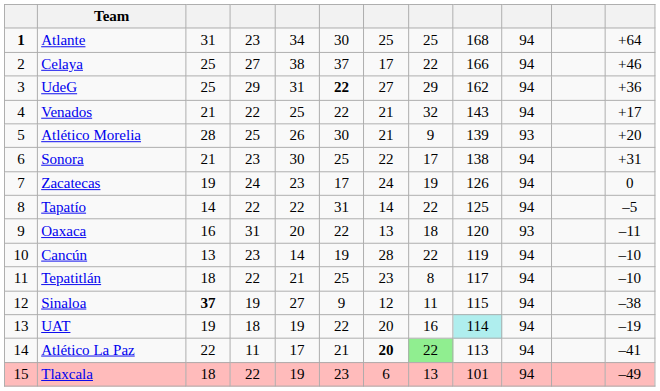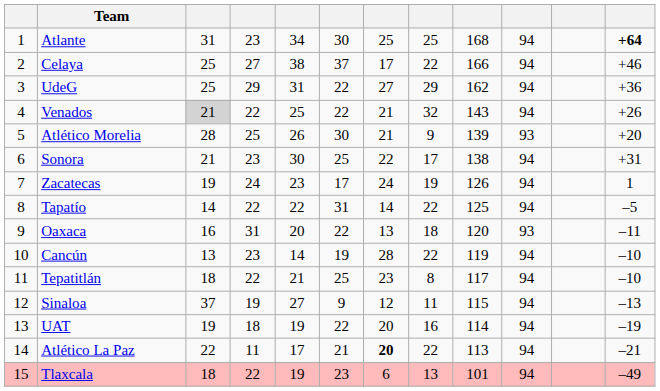(21, 40) bold -> (21, 40) normal
(630, 40) normal -> (630, 40) bold
(342, 87) bold -> (342, 87) normal
(208, 111) no background -> (208, 111) lightgrey background
(630, 111) +17 -> (630, 111) +26
(630, 183) 0 -> (630, 183) 1
(208, 302) bold -> (208, 302) normal
(630, 302) –38 -> (630, 302) –13
(477, 326) paleturquoise background -> (477, 326) no background
(431, 350) lightgreen background -> (431, 350) no background
(630, 350) –41 -> (630, 350) –21
